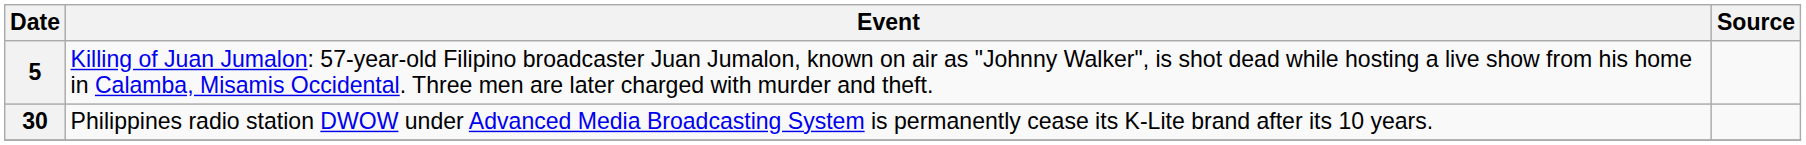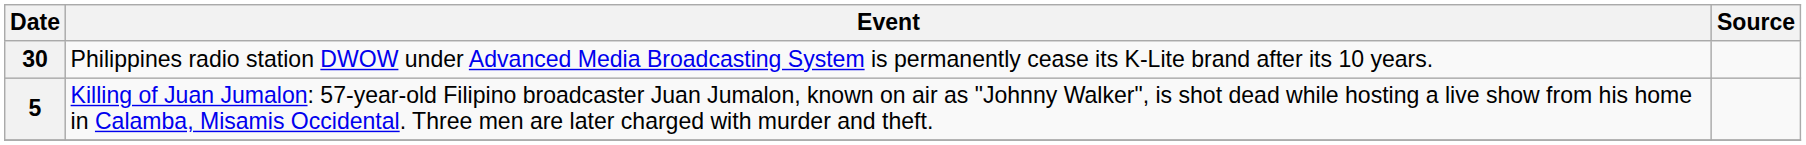rows swapped: (35, 72) <-> (35, 121)
